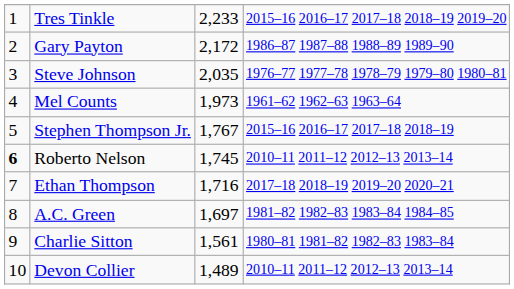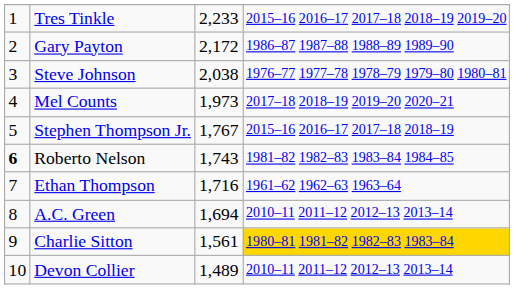(219, 74) 2,035 -> (219, 74) 2,038
(323, 102) 1961–62 1962–63 1963–64 -> (350, 102) 2017–18 2018–19 2019–20 2020–21
(219, 158) 1,745 -> (219, 158) 1,743
(349, 158) 2010–11 2011–12 2012–13 2013–14 -> (350, 158) 1981–82 1982–83 1983–84 1984–85
(350, 185) 2017–18 2018–19 2019–20 2020–21 -> (323, 185) 1961–62 1962–63 1963–64
(219, 213) 1,697 -> (219, 213) 1,694
(350, 213) 1981–82 1982–83 1983–84 1984–85 -> (349, 213) 2010–11 2011–12 2012–13 2013–14
(350, 241) no background -> (350, 241) gold background
